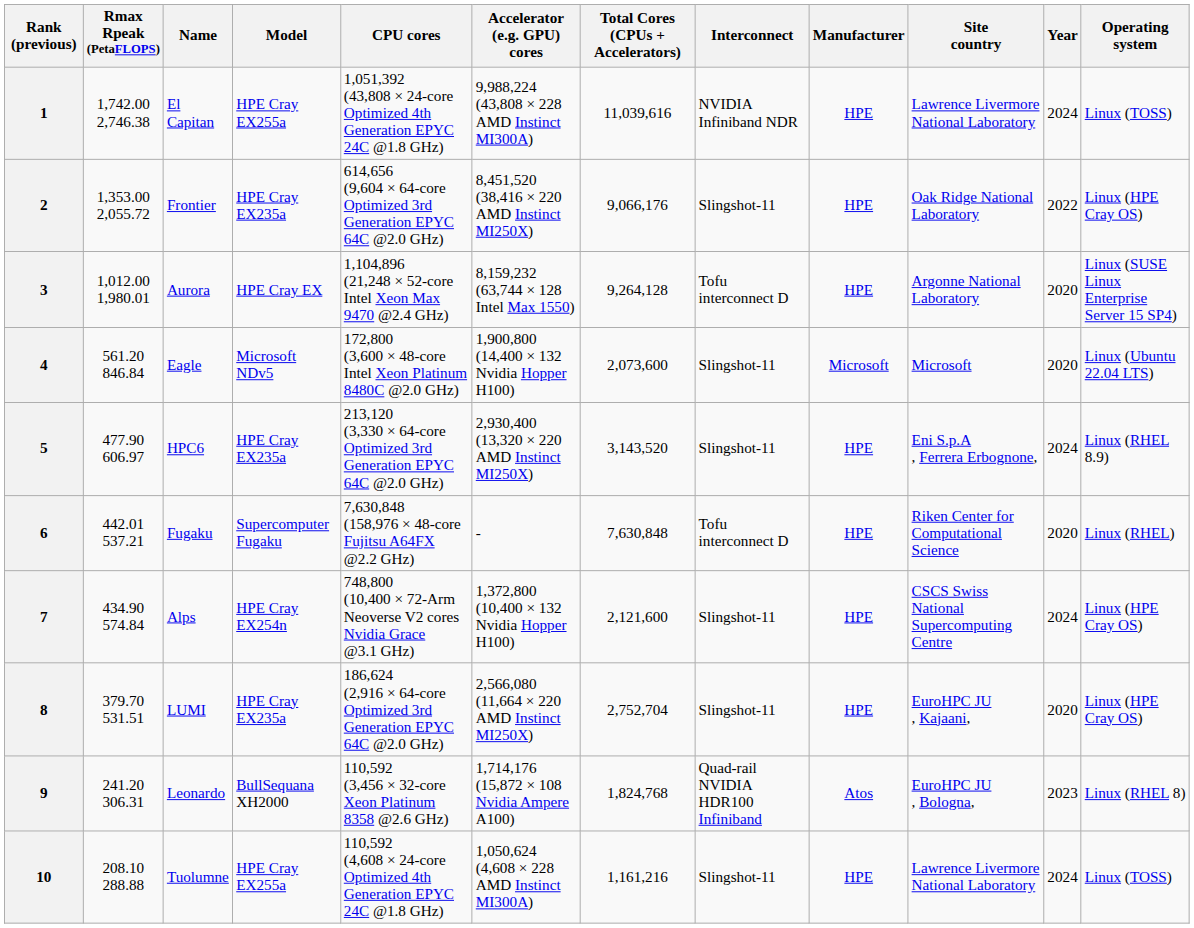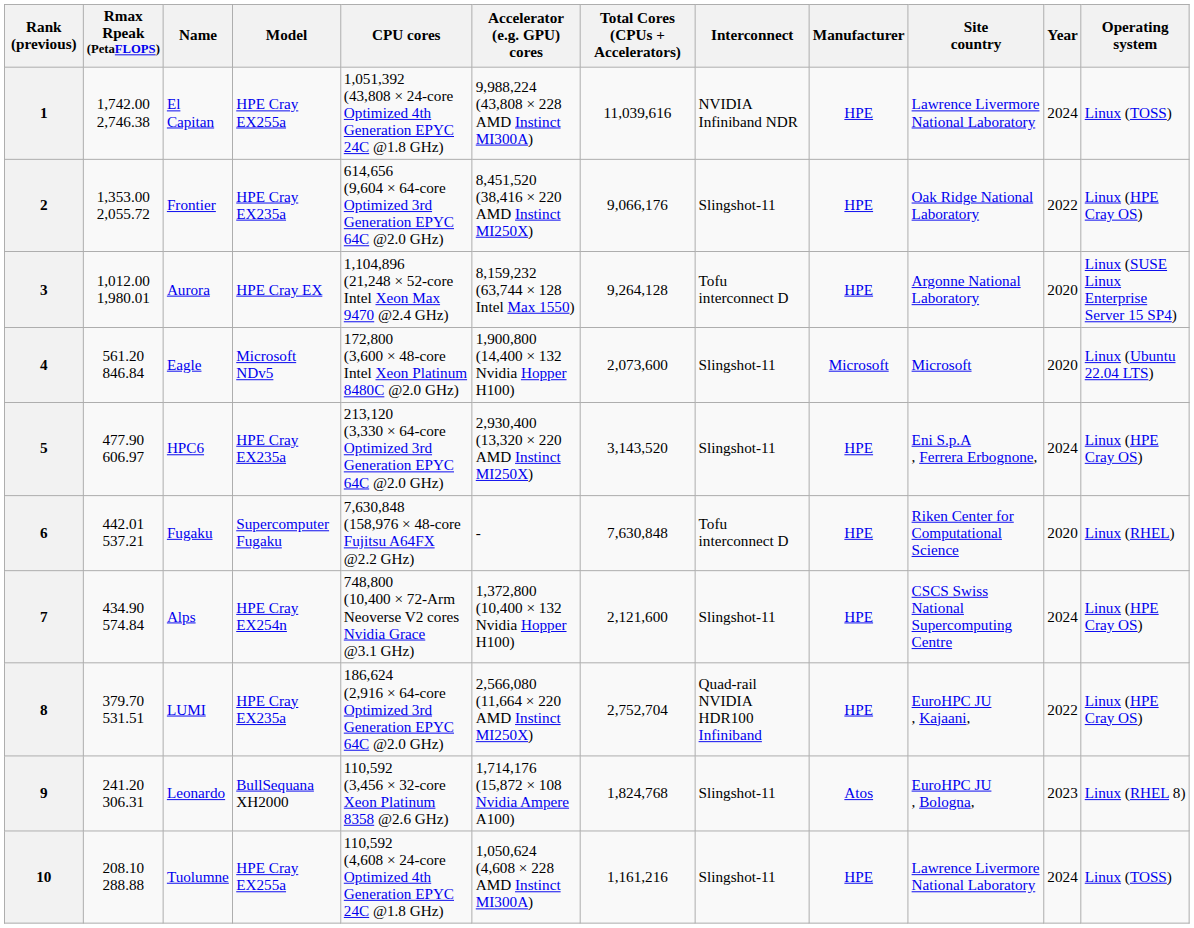(1127, 448) Linux (RHEL 8.9) -> (1122, 448) Linux (HPE Cray OS)
(737, 709) Slingshot-11 -> (730, 709) Quad-rail NVIDIA HDR100 Infiniband
(1063, 709) 2020 -> (1063, 709) 2022
(730, 793) Quad-rail NVIDIA HDR100 Infiniband -> (737, 793) Slingshot-11
